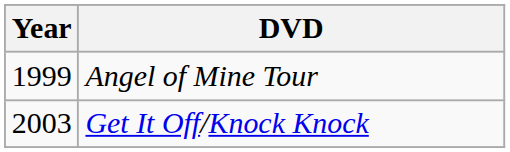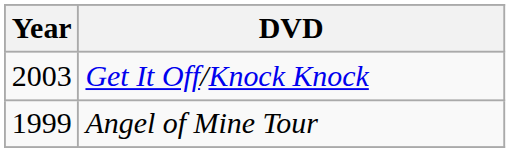rows swapped: (202, 75) <-> (227, 123)
